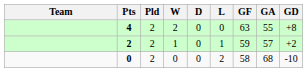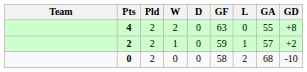columns swapped: (222, 12) <-> (245, 12)
